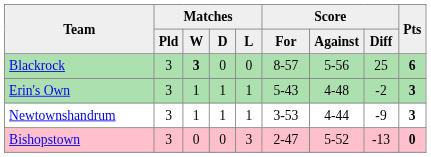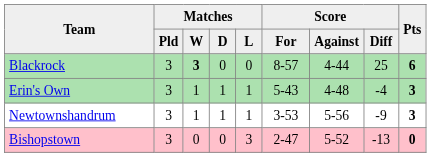(337, 66) 5-56 -> (337, 66) 4-44
(381, 90) -2 -> (381, 90) -4
(337, 115) 4-44 -> (337, 115) 5-56
